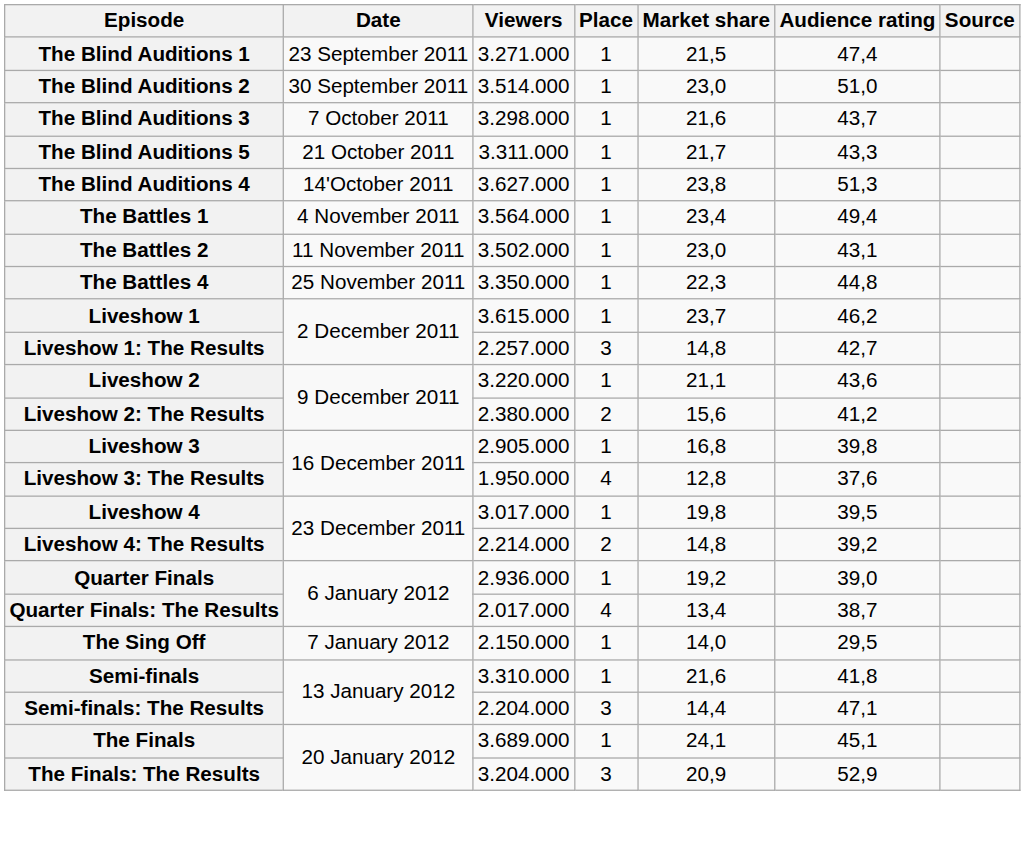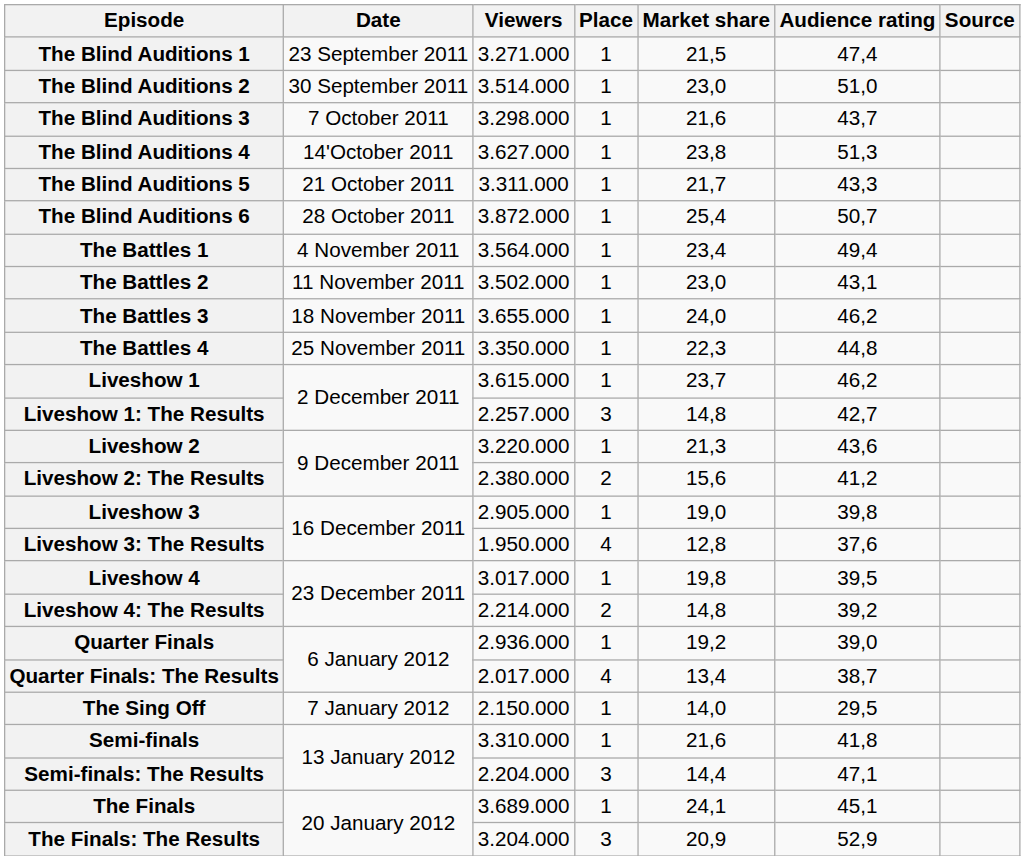rows swapped: (144, 184) <-> (144, 151)
+ row: (144, 217)
+ row: (144, 315)
(706, 380) 21,1 -> (706, 446) 21,3
(706, 446) 16,8 -> (706, 511) 19,0
